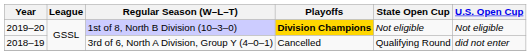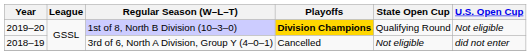(400, 27) Not eligible -> (413, 27) Qualifying Round
(413, 43) Qualifying Round -> (400, 43) Not eligible
